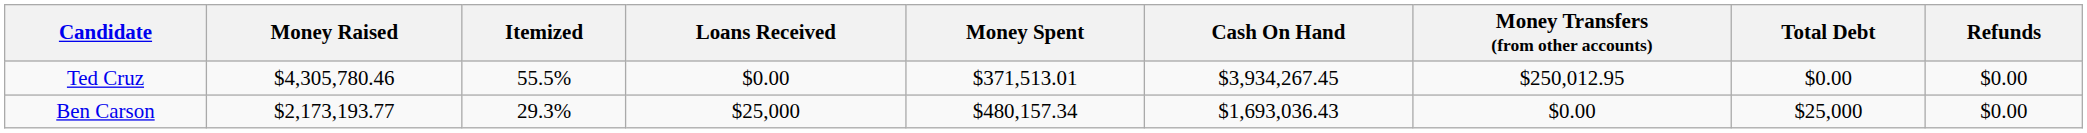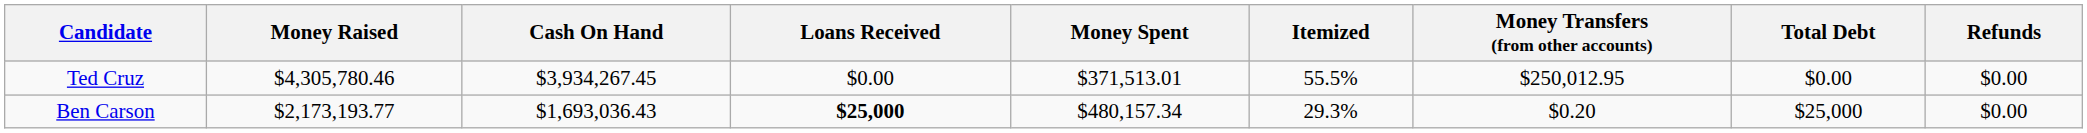columns swapped: (544, 32) <-> (1278, 32)
(766, 111) normal -> (870, 111) bold
(1572, 111) $0.00 -> (1572, 111) $0.20
